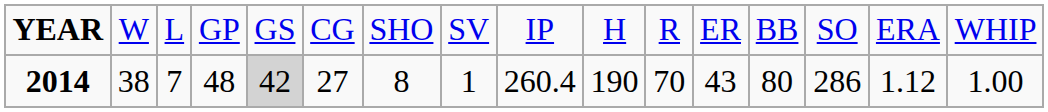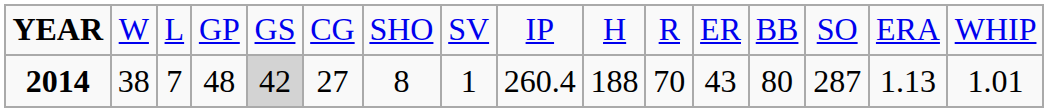(615, 80) 190 -> (615, 80) 188
(837, 80) 286 -> (837, 80) 287
(908, 80) 1.12 -> (908, 80) 1.13
(996, 80) 1.00 -> (996, 80) 1.01
